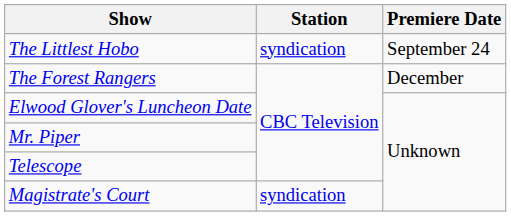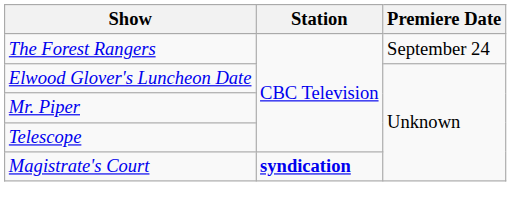- row: (74, 48)
(425, 78) December -> (438, 48) September 24
(303, 195) normal -> (305, 166) bold
